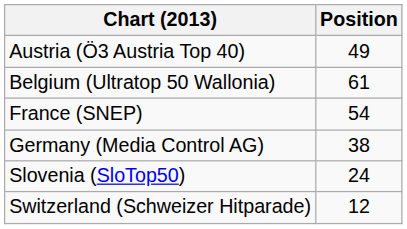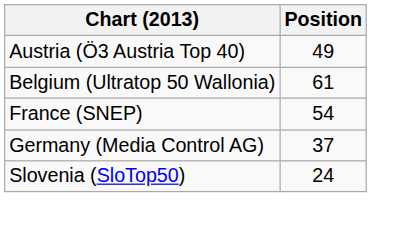(359, 144) 38 -> (323, 144) 37
- row: (160, 207)
